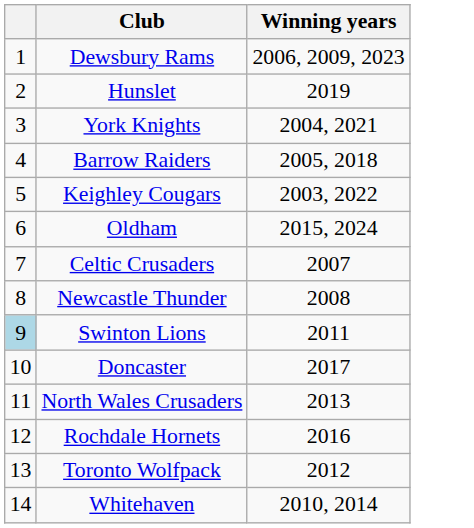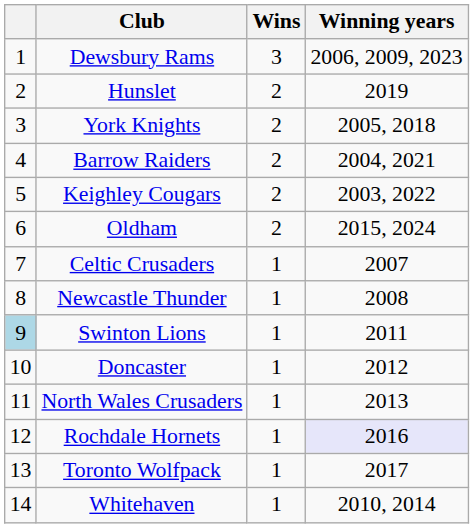+ column: (276, 21)
(329, 125) 2004, 2021 -> (387, 125) 2005, 2018
(329, 159) 2005, 2018 -> (387, 159) 2004, 2021
(329, 366) 2017 -> (387, 366) 2012
(329, 435) no background -> (387, 435) lavender background
(329, 470) 2012 -> (387, 470) 2017
